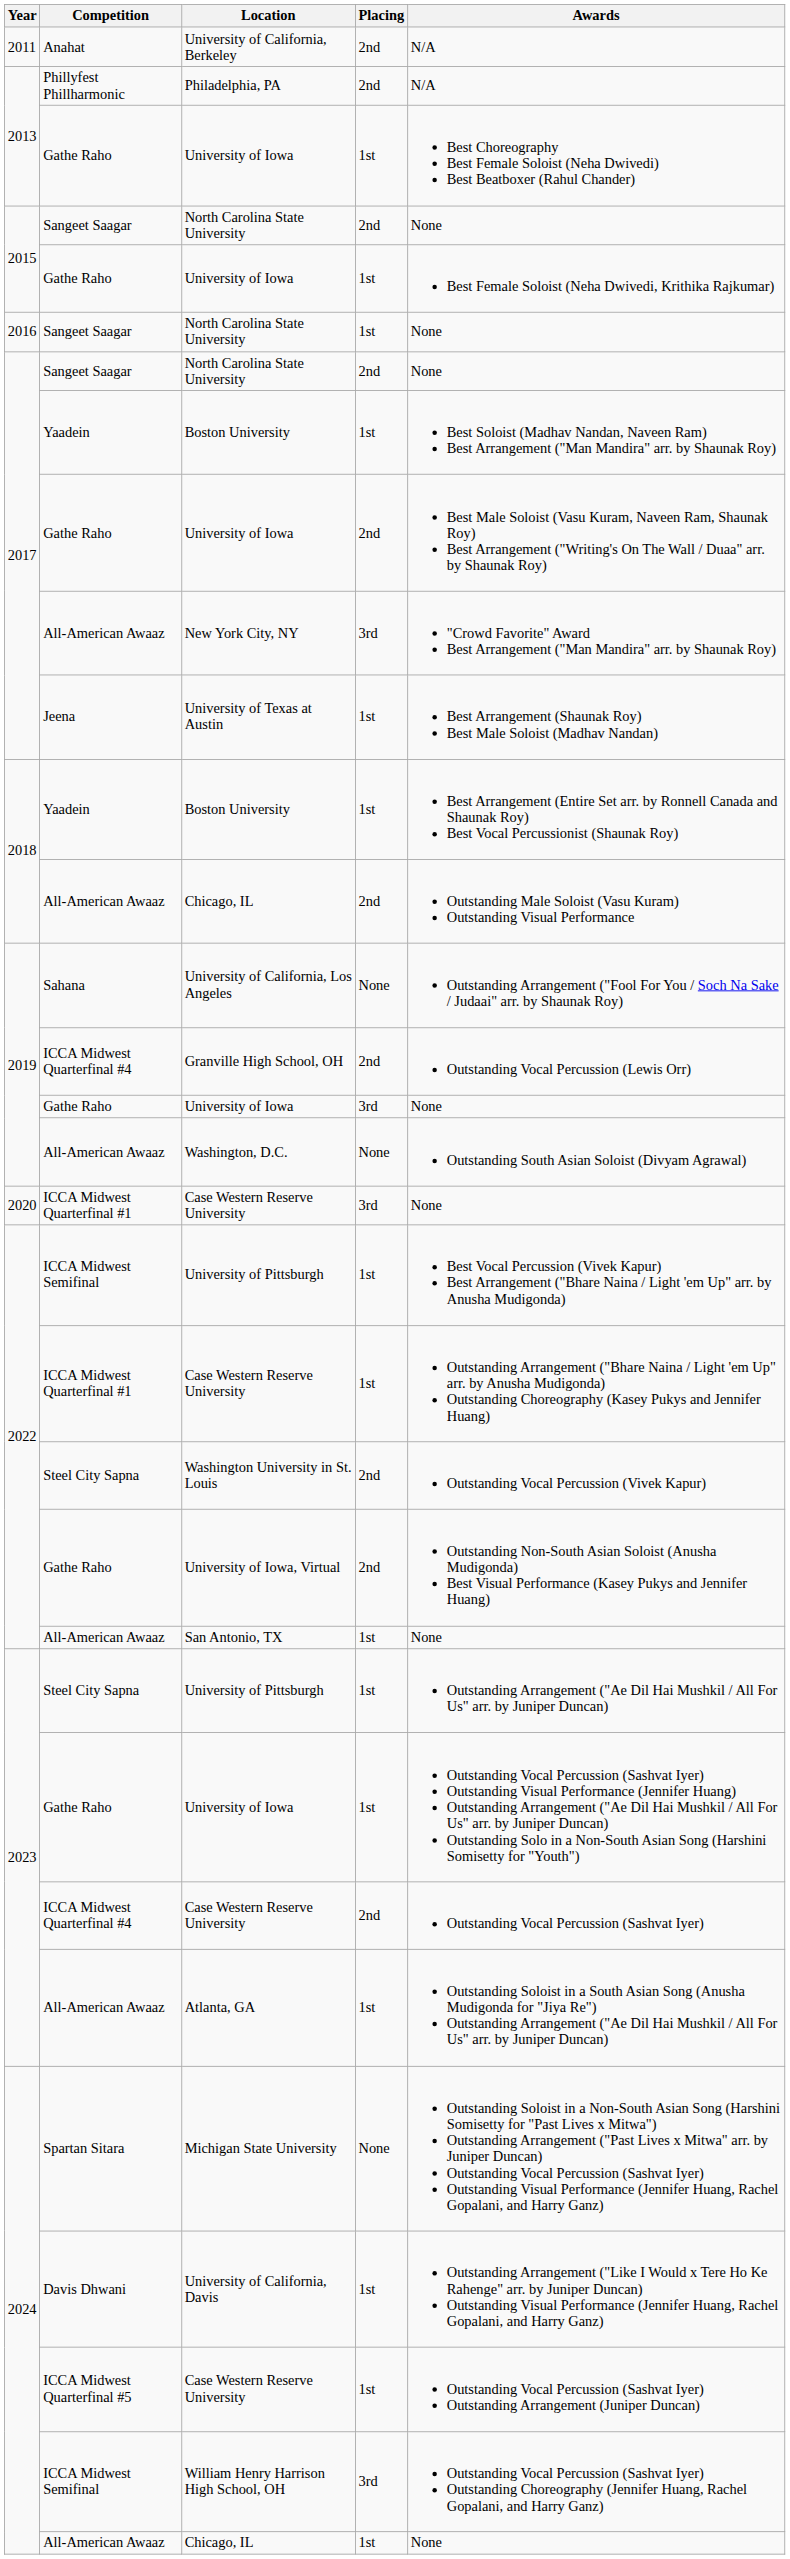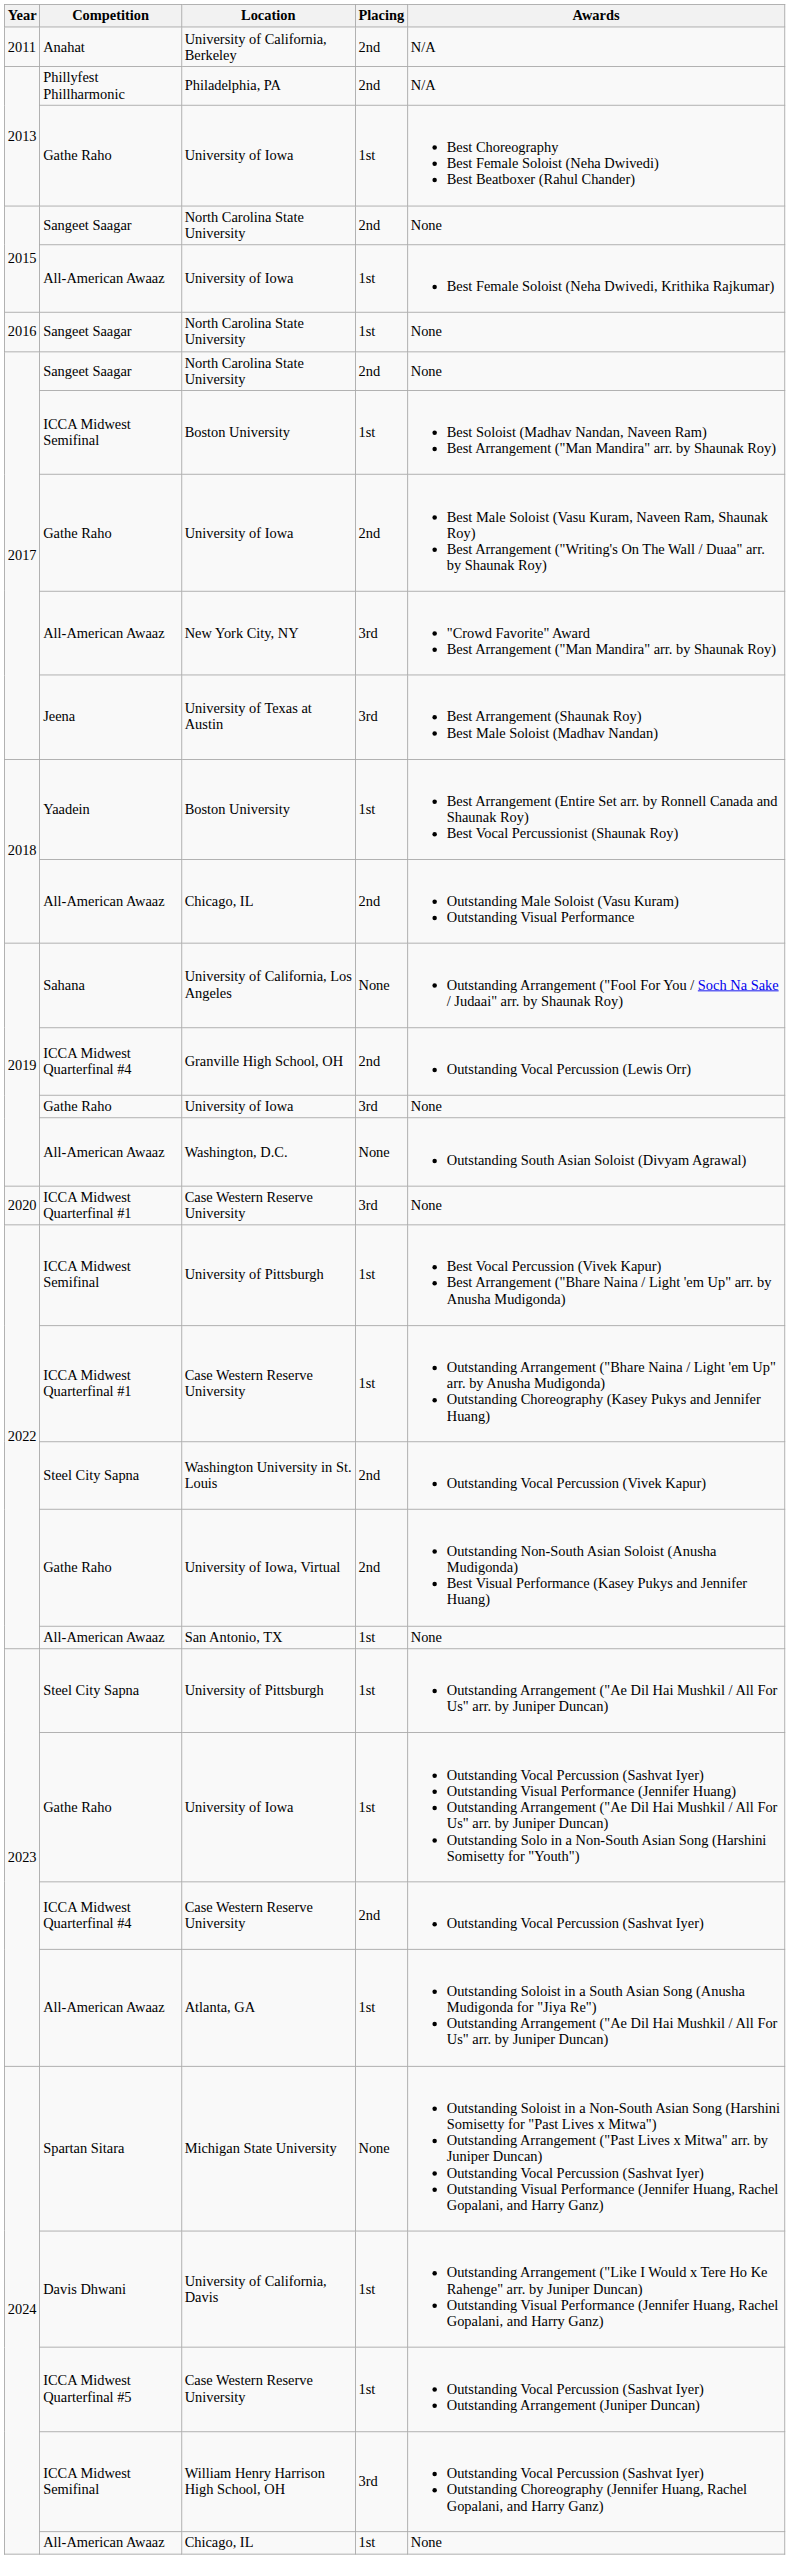(77, 278) Gathe Raho -> (104, 278) All-American Awaaz
(66, 432) Yaadein -> (87, 432) ICCA Midwest Semifinal
(367, 717) 1st -> (368, 717) 3rd
